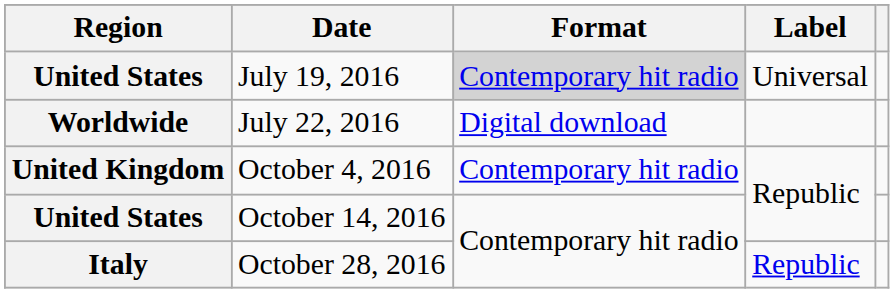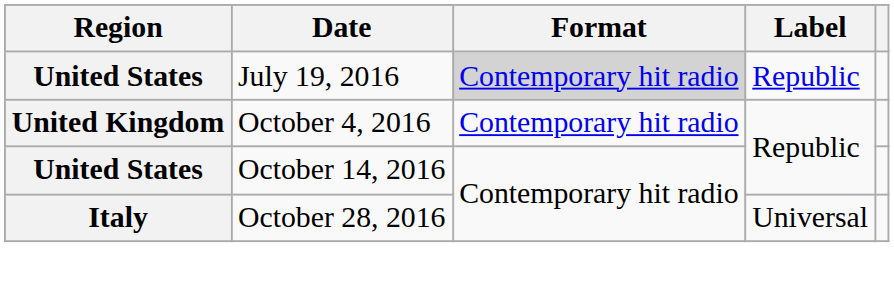(810, 75) Universal -> (806, 75) Republic
- row: (319, 122)
(806, 264) Republic -> (810, 216) Universal
